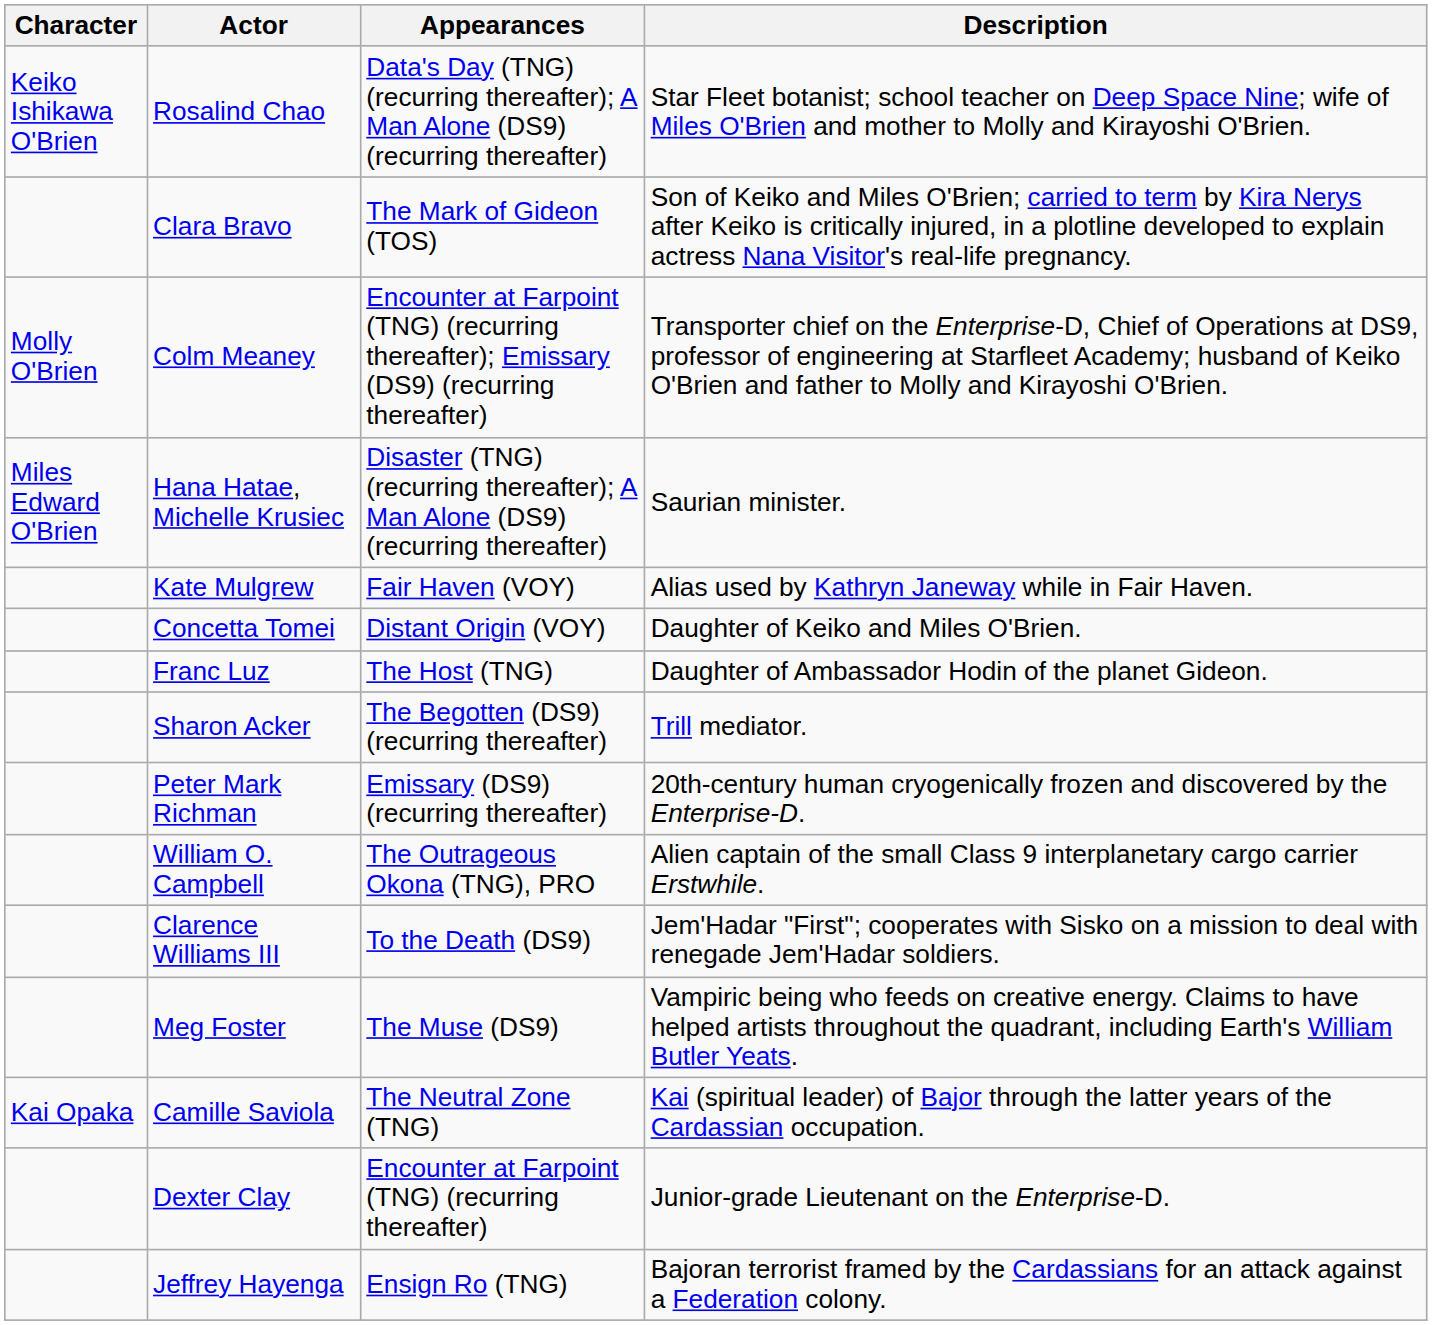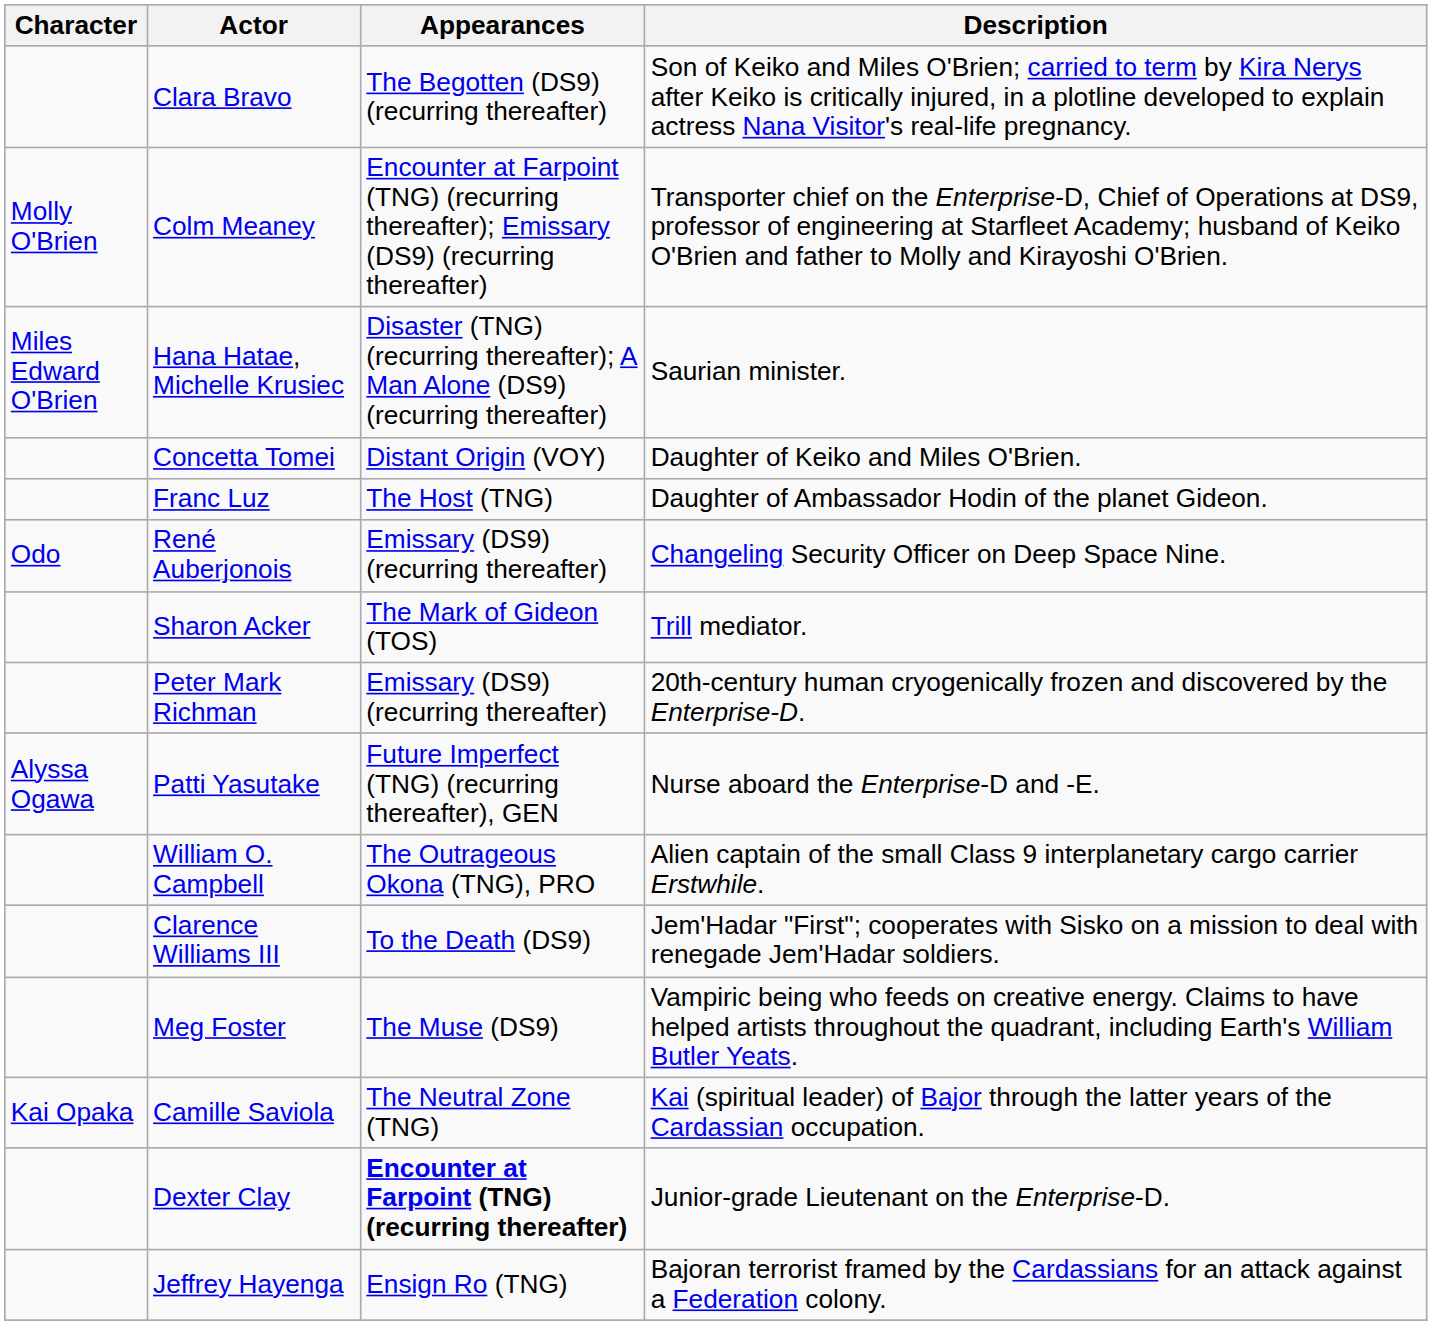- row: (239, 111)
(482, 226) The Mark of Gideon (TOS) -> (487, 96) The Begotten (DS9) (recurring thereafter)
- row: (233, 587)
+ row: (222, 555)
(487, 727) The Begotten (DS9) (recurring thereafter) -> (482, 626) The Mark of Gideon (TOS)
+ row: (236, 783)
(492, 1198) normal -> (497, 1198) bold
